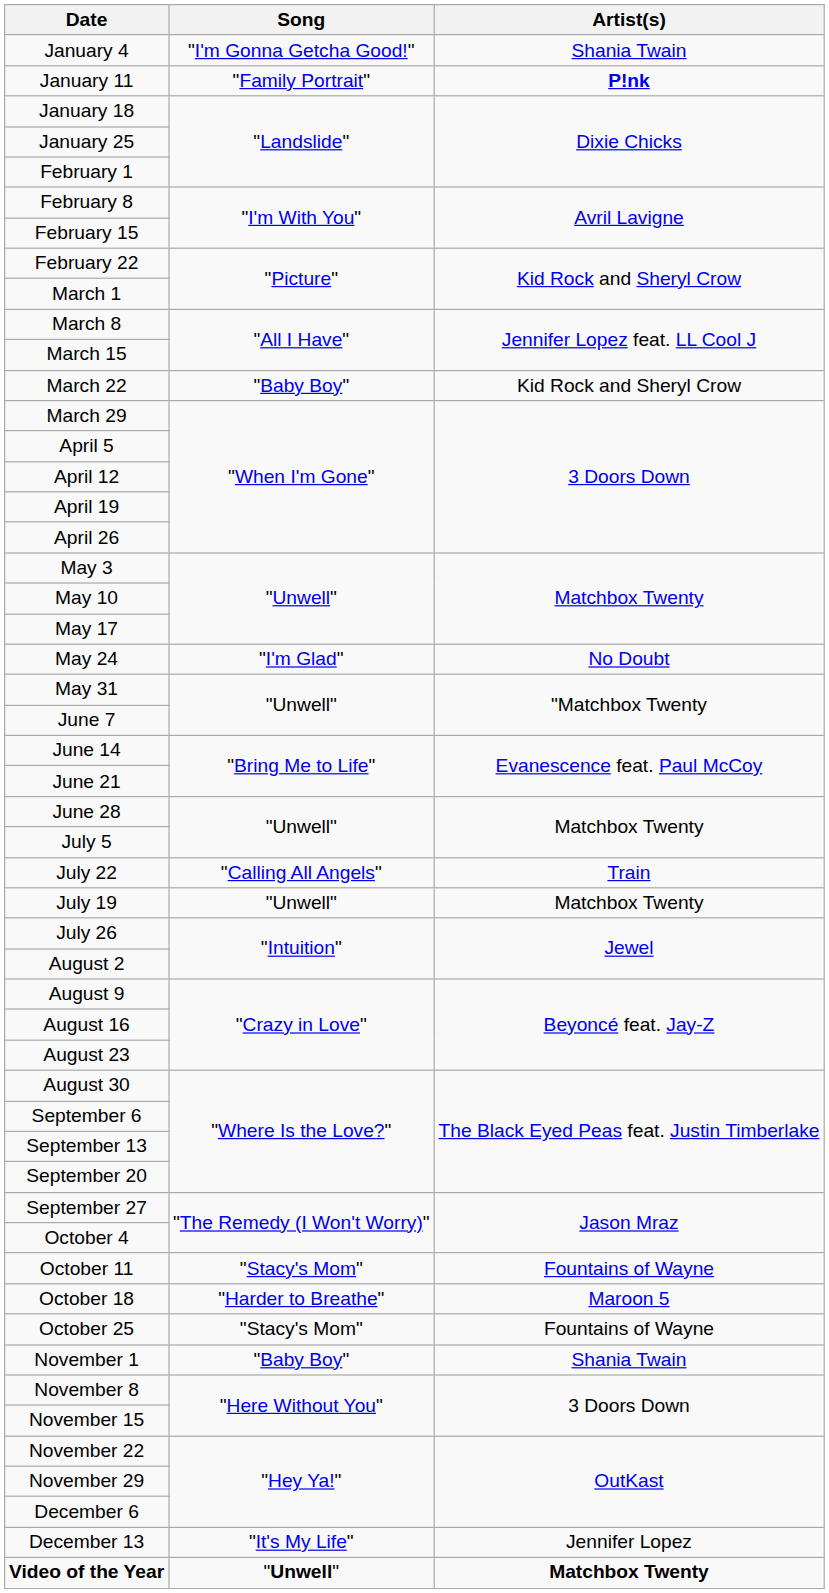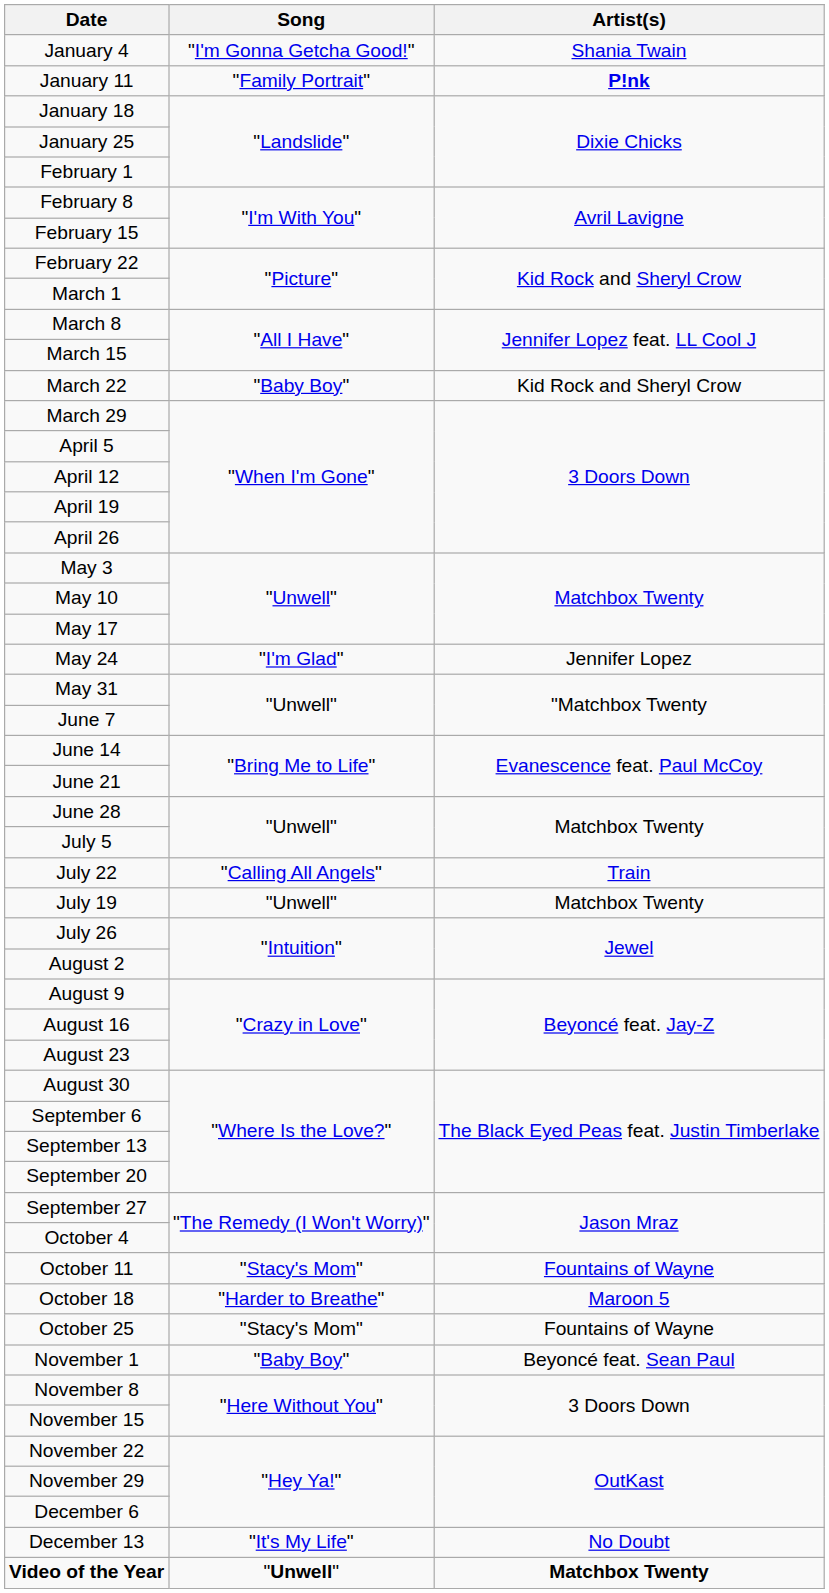(629, 659) No Doubt -> (629, 659) Jennifer Lopez
(629, 1359) Shania Twain -> (629, 1359) Beyoncé feat. Sean Paul
(629, 1542) Jennifer Lopez -> (629, 1542) No Doubt
